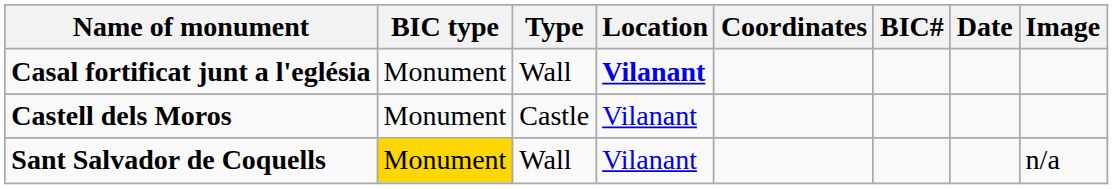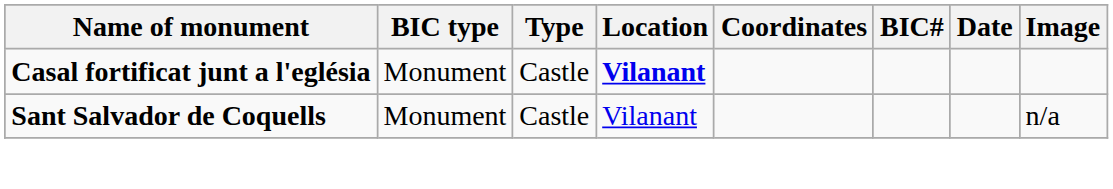(545, 71) Wall -> (554, 71) Castle
- row: (122, 115)
(445, 159) gold background -> (445, 115) no background
(545, 159) Wall -> (554, 115) Castle
